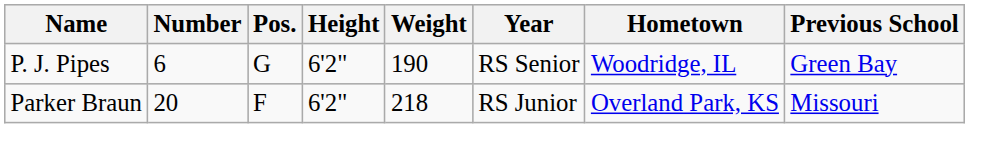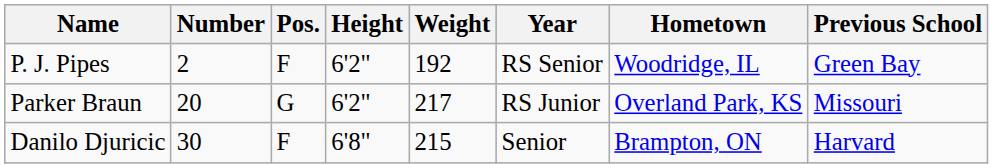(160, 63) 6 -> (183, 63) 2
(262, 63) G -> (283, 63) F
(410, 63) 190 -> (433, 63) 192
(260, 102) F -> (285, 102) G
(410, 102) 218 -> (433, 102) 217
+ row: (88, 142)
